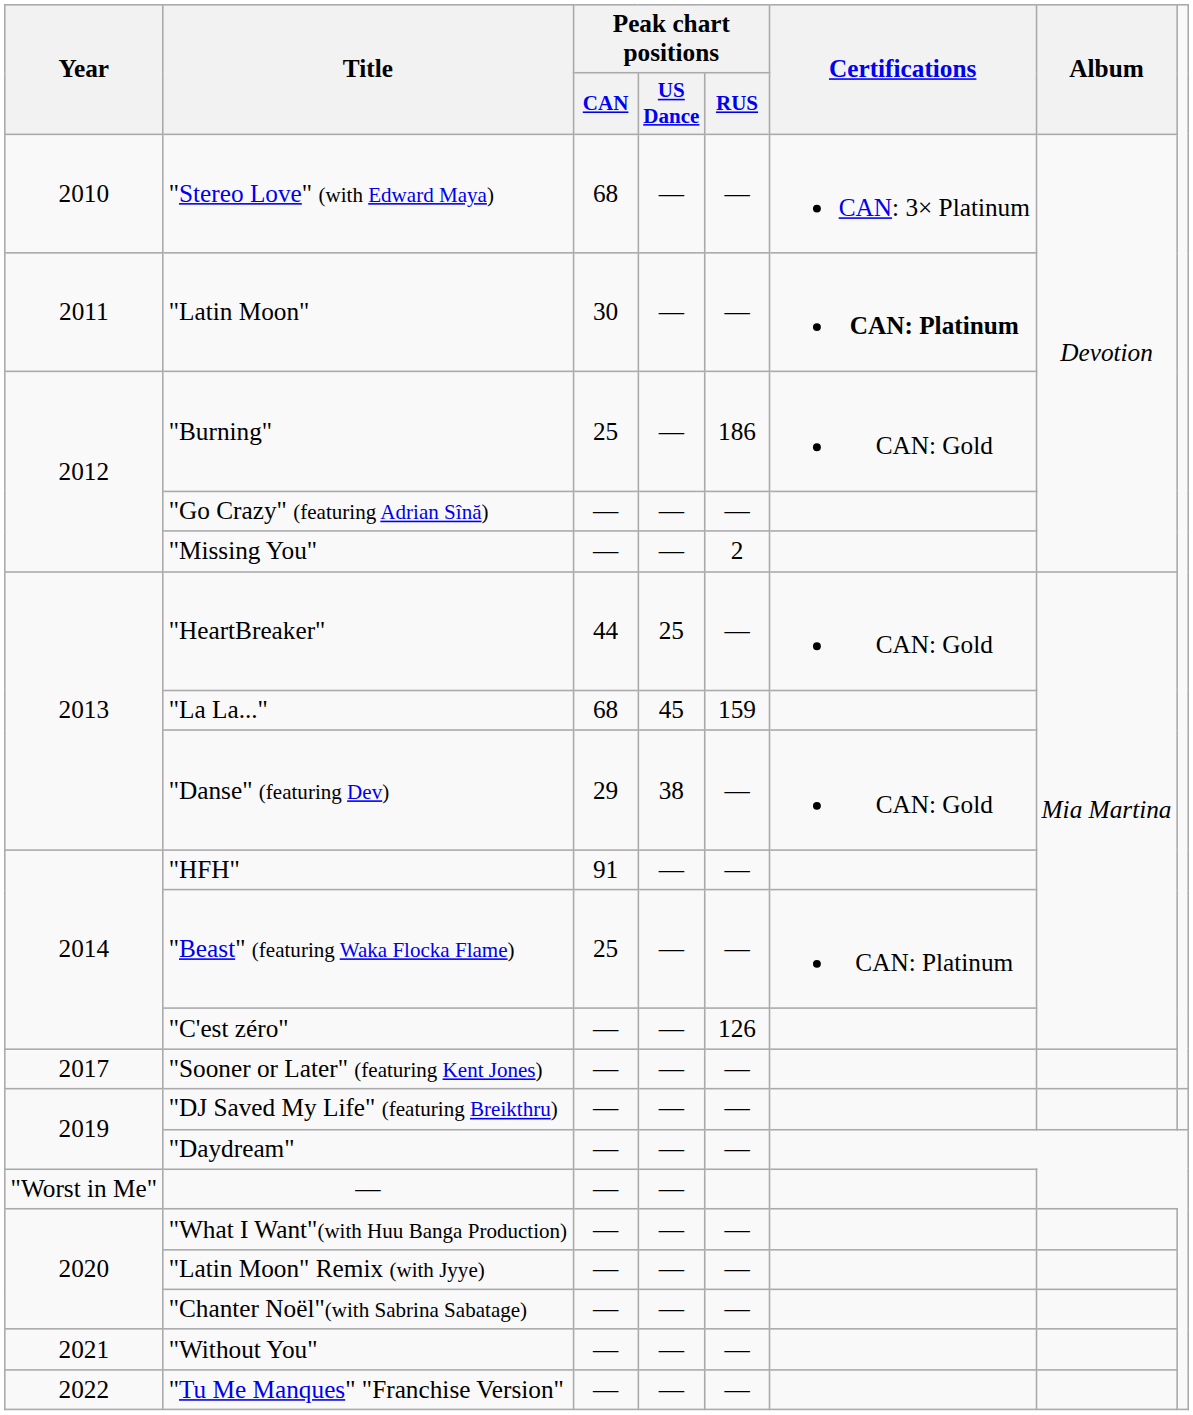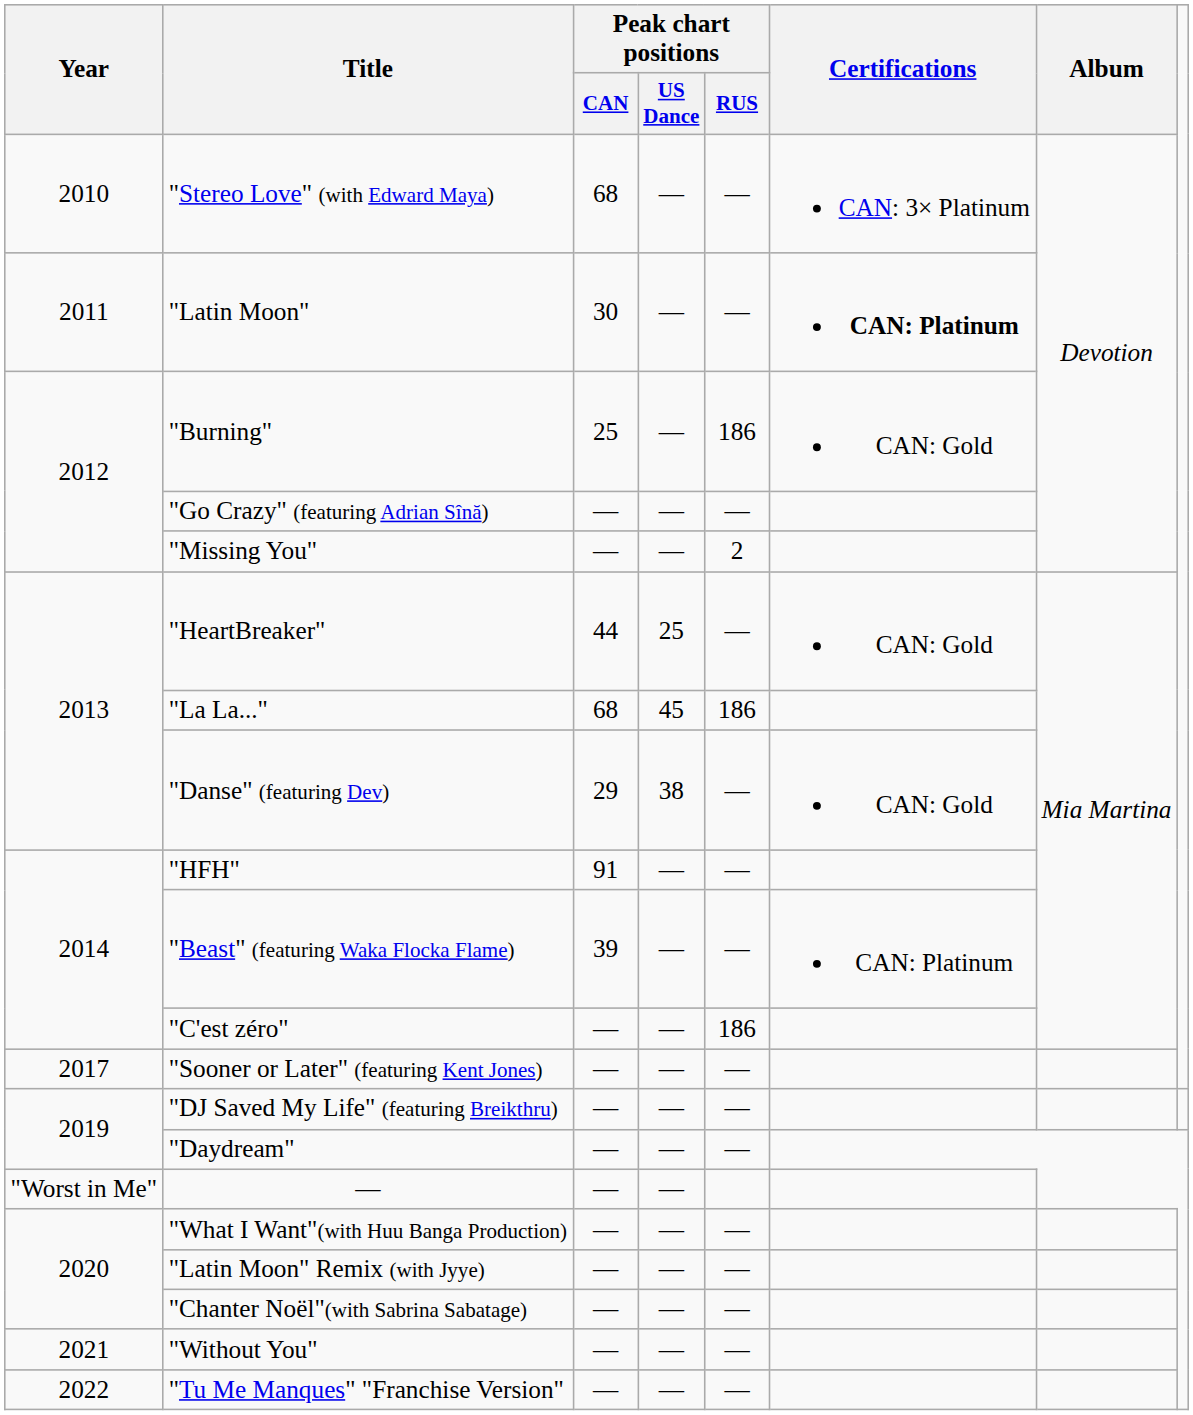(737, 710) 159 -> (737, 710) 186
(606, 948) 25 -> (606, 948) 39
(737, 1028) 126 -> (737, 1028) 186
